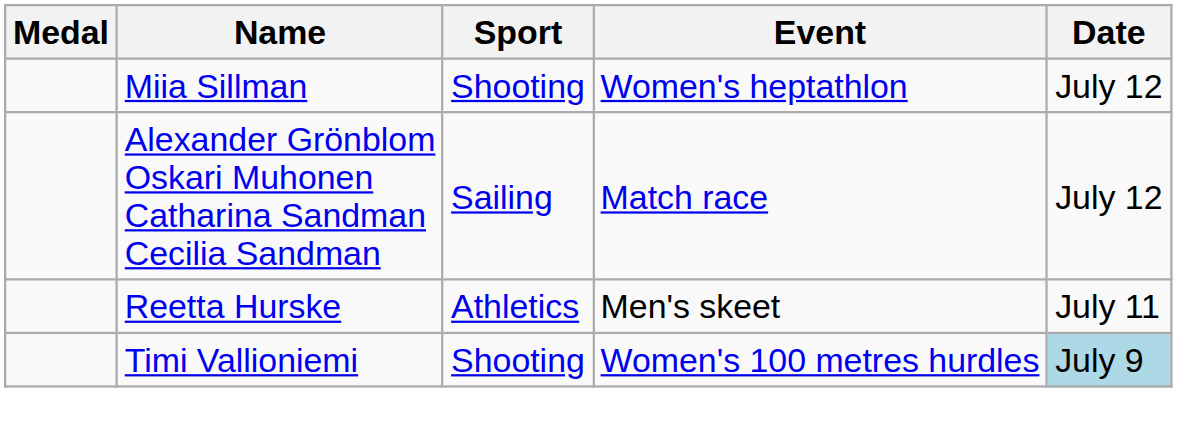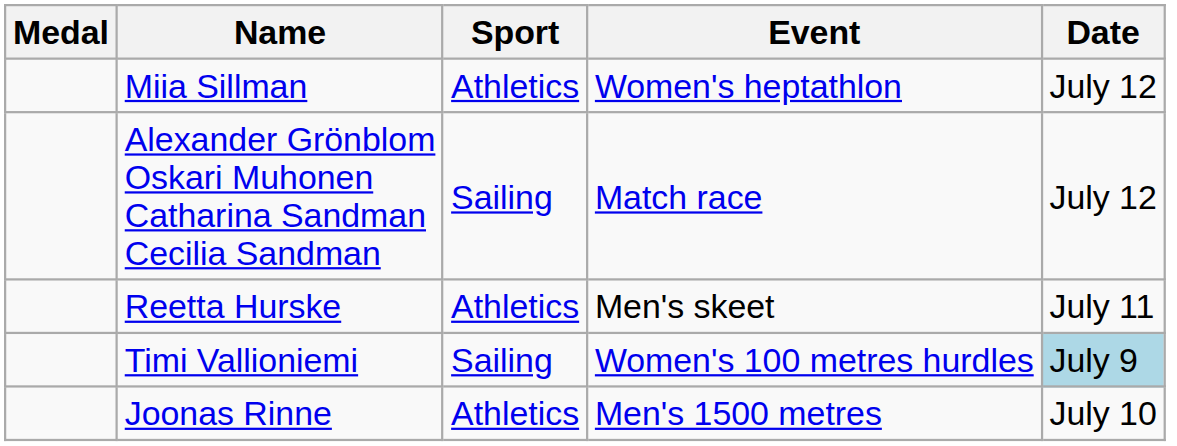(518, 86) Shooting -> (515, 86) Athletics
(518, 360) Shooting -> (502, 360) Sailing
+ row: (228, 414)
